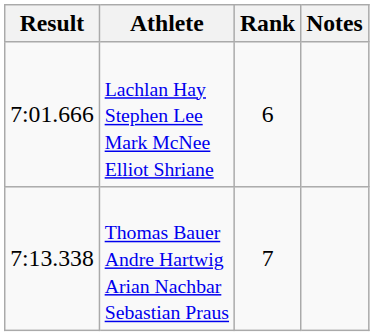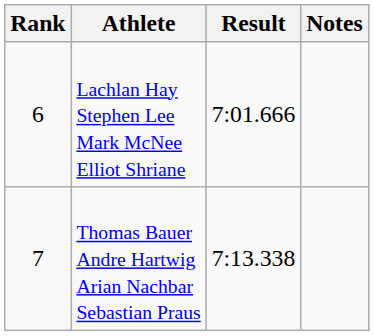columns swapped: (268, 23) <-> (52, 23)
